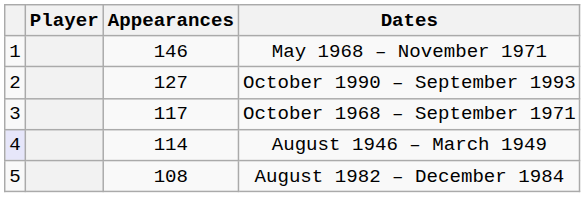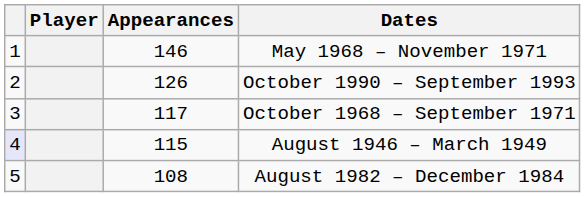(171, 83) 127 -> (171, 83) 126
(171, 145) 114 -> (171, 145) 115
